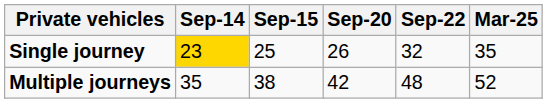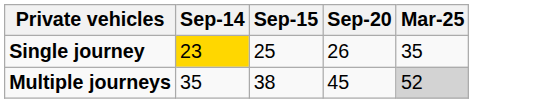- column: (433, 20)
(338, 82) 42 -> (338, 82) 45
(485, 82) no background -> (412, 82) lightgrey background
